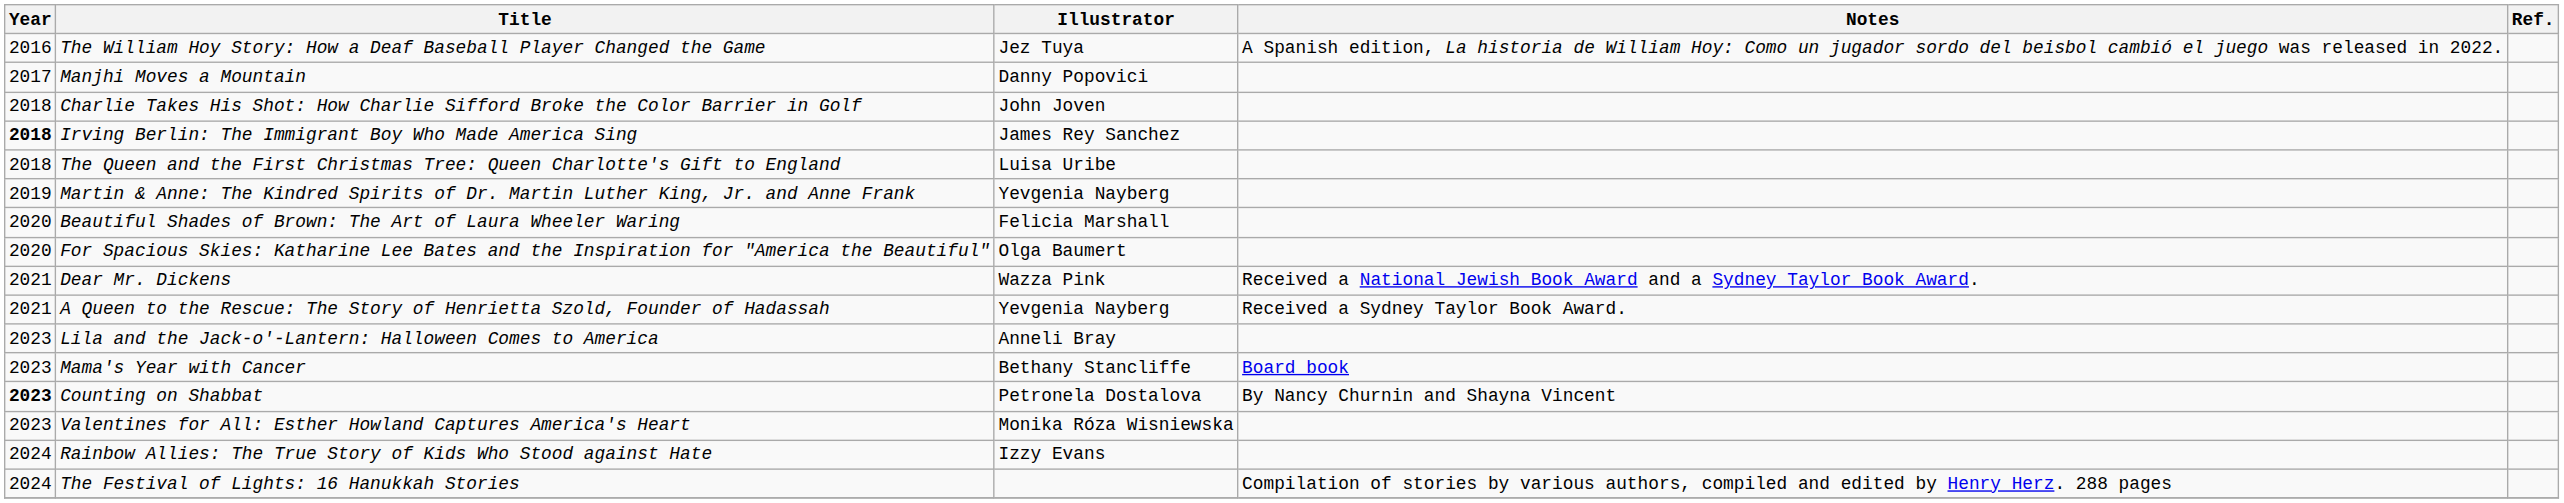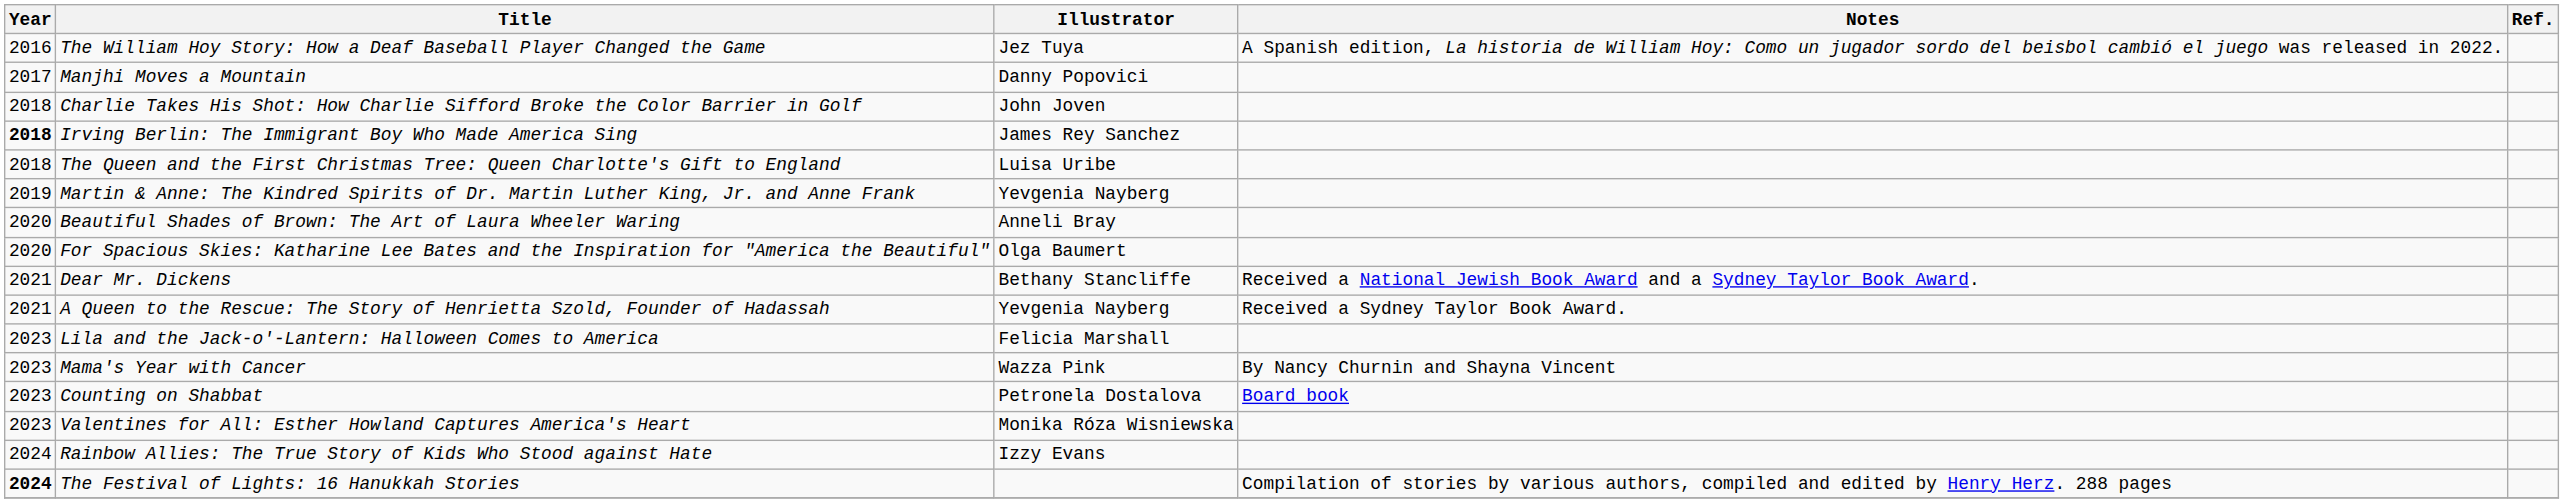(1084, 222) Felicia Marshall -> (1057, 222) Anneli Bray
(1052, 280) Wazza Pink -> (1095, 280) Bethany Stancliffe
(1057, 338) Anneli Bray -> (1084, 338) Felicia Marshall
(1095, 368) Bethany Stancliffe -> (1052, 368) Wazza Pink
(1296, 368) Board book -> (1429, 368) By Nancy Churnin and Shayna Vincent
(30, 397) bold -> (30, 397) normal
(1429, 397) By Nancy Churnin and Shayna Vincent -> (1296, 397) Board book
(30, 484) normal -> (30, 484) bold
